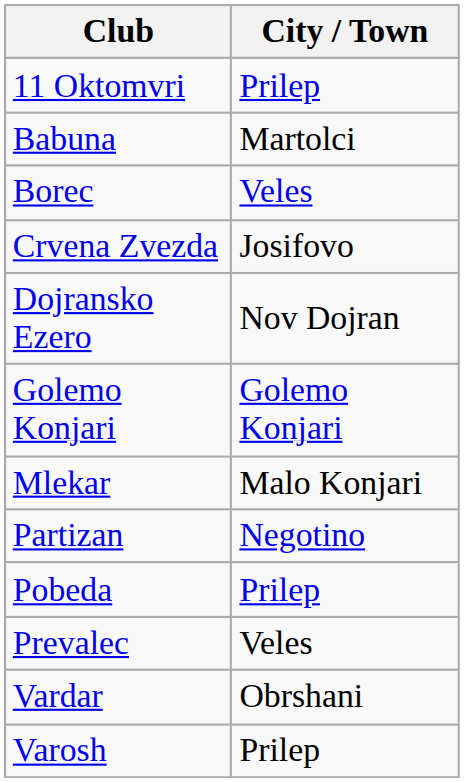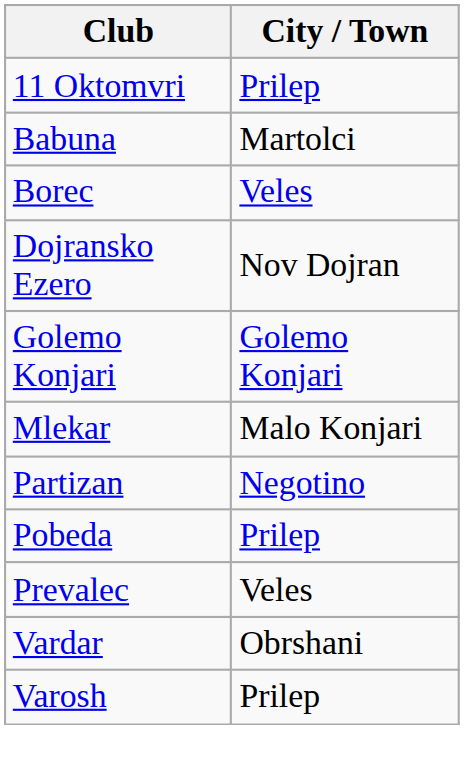- row: (115, 245)
